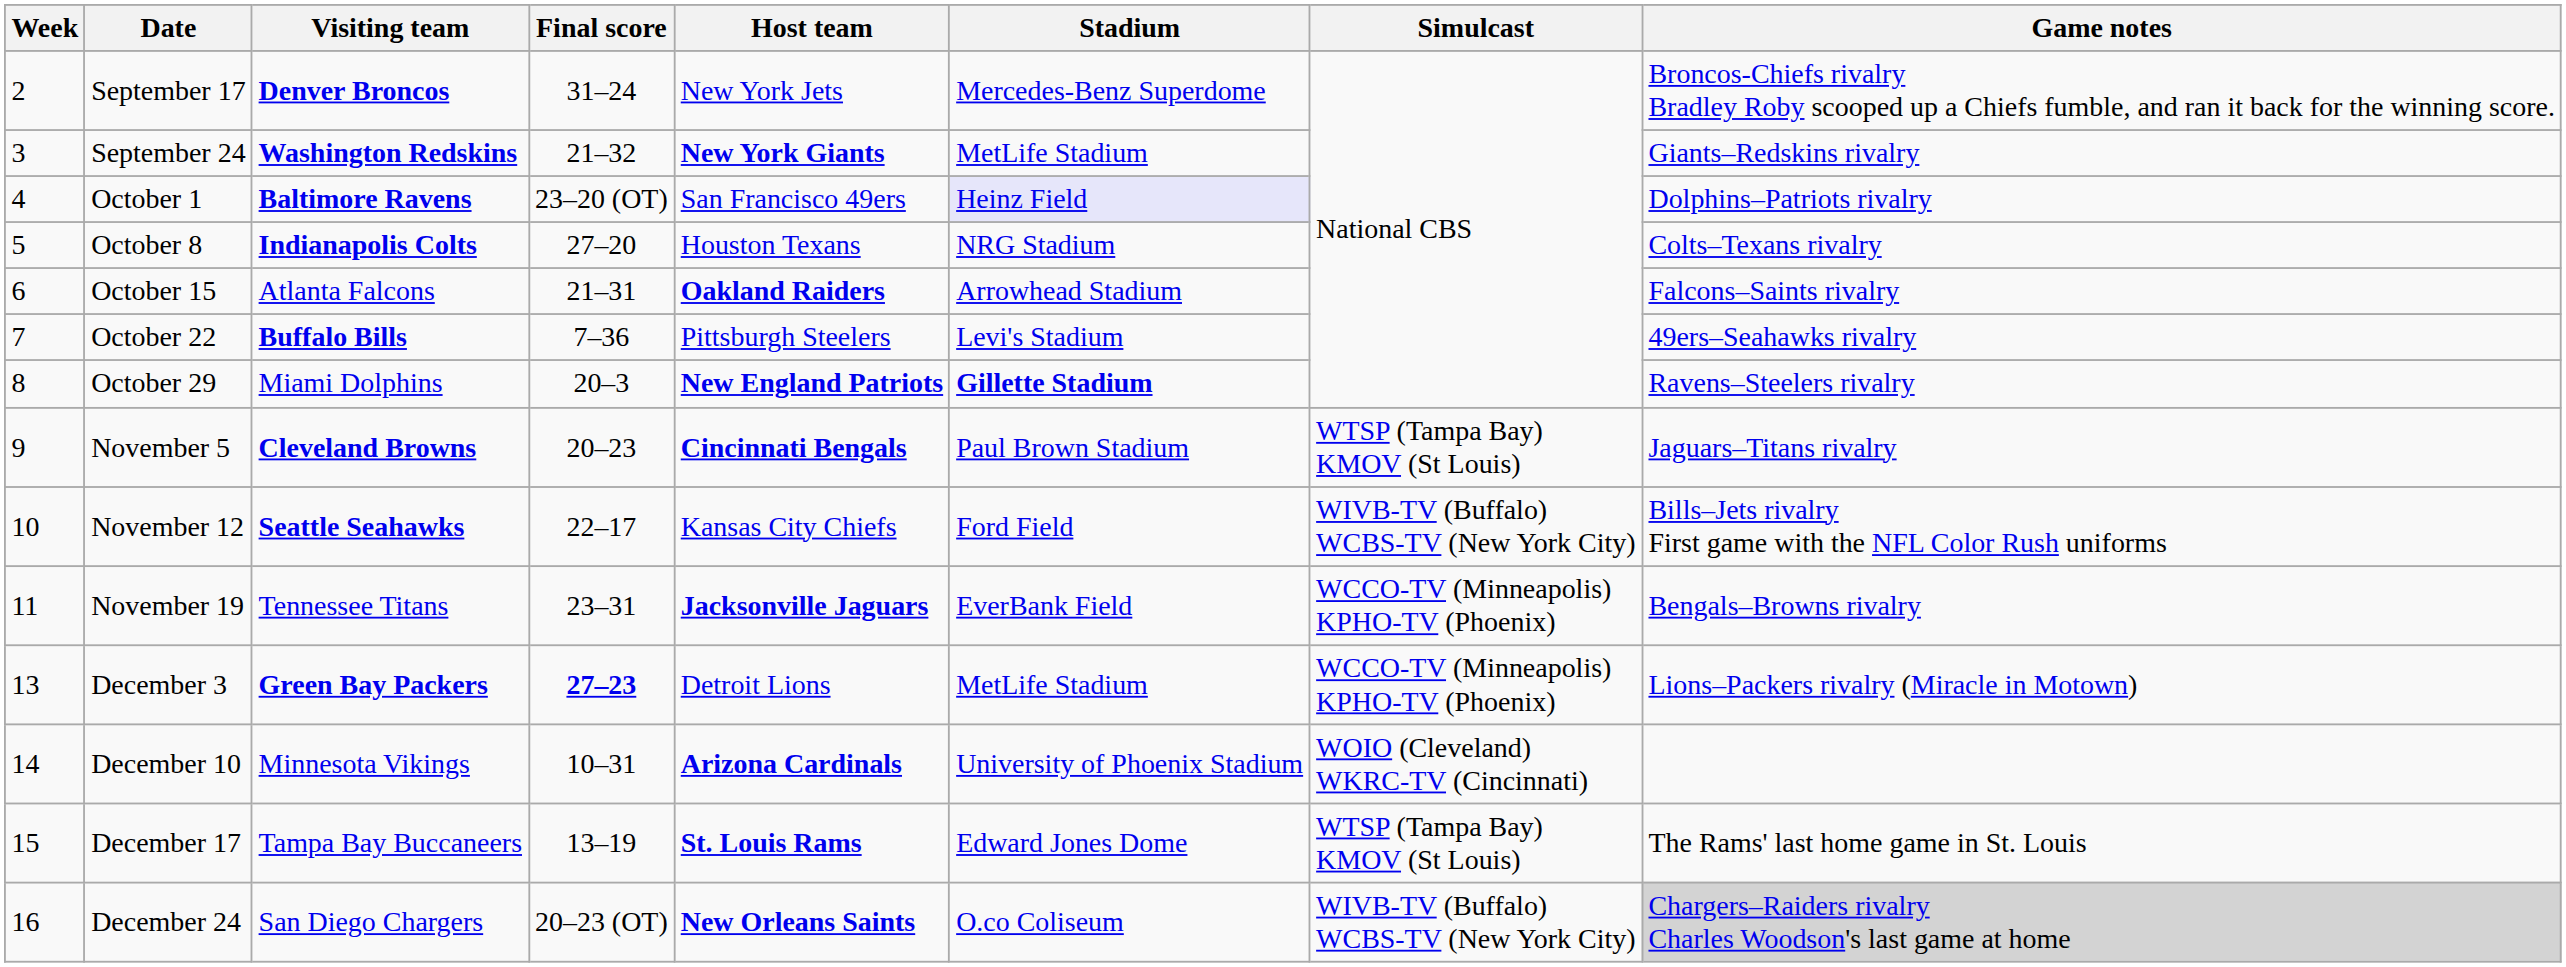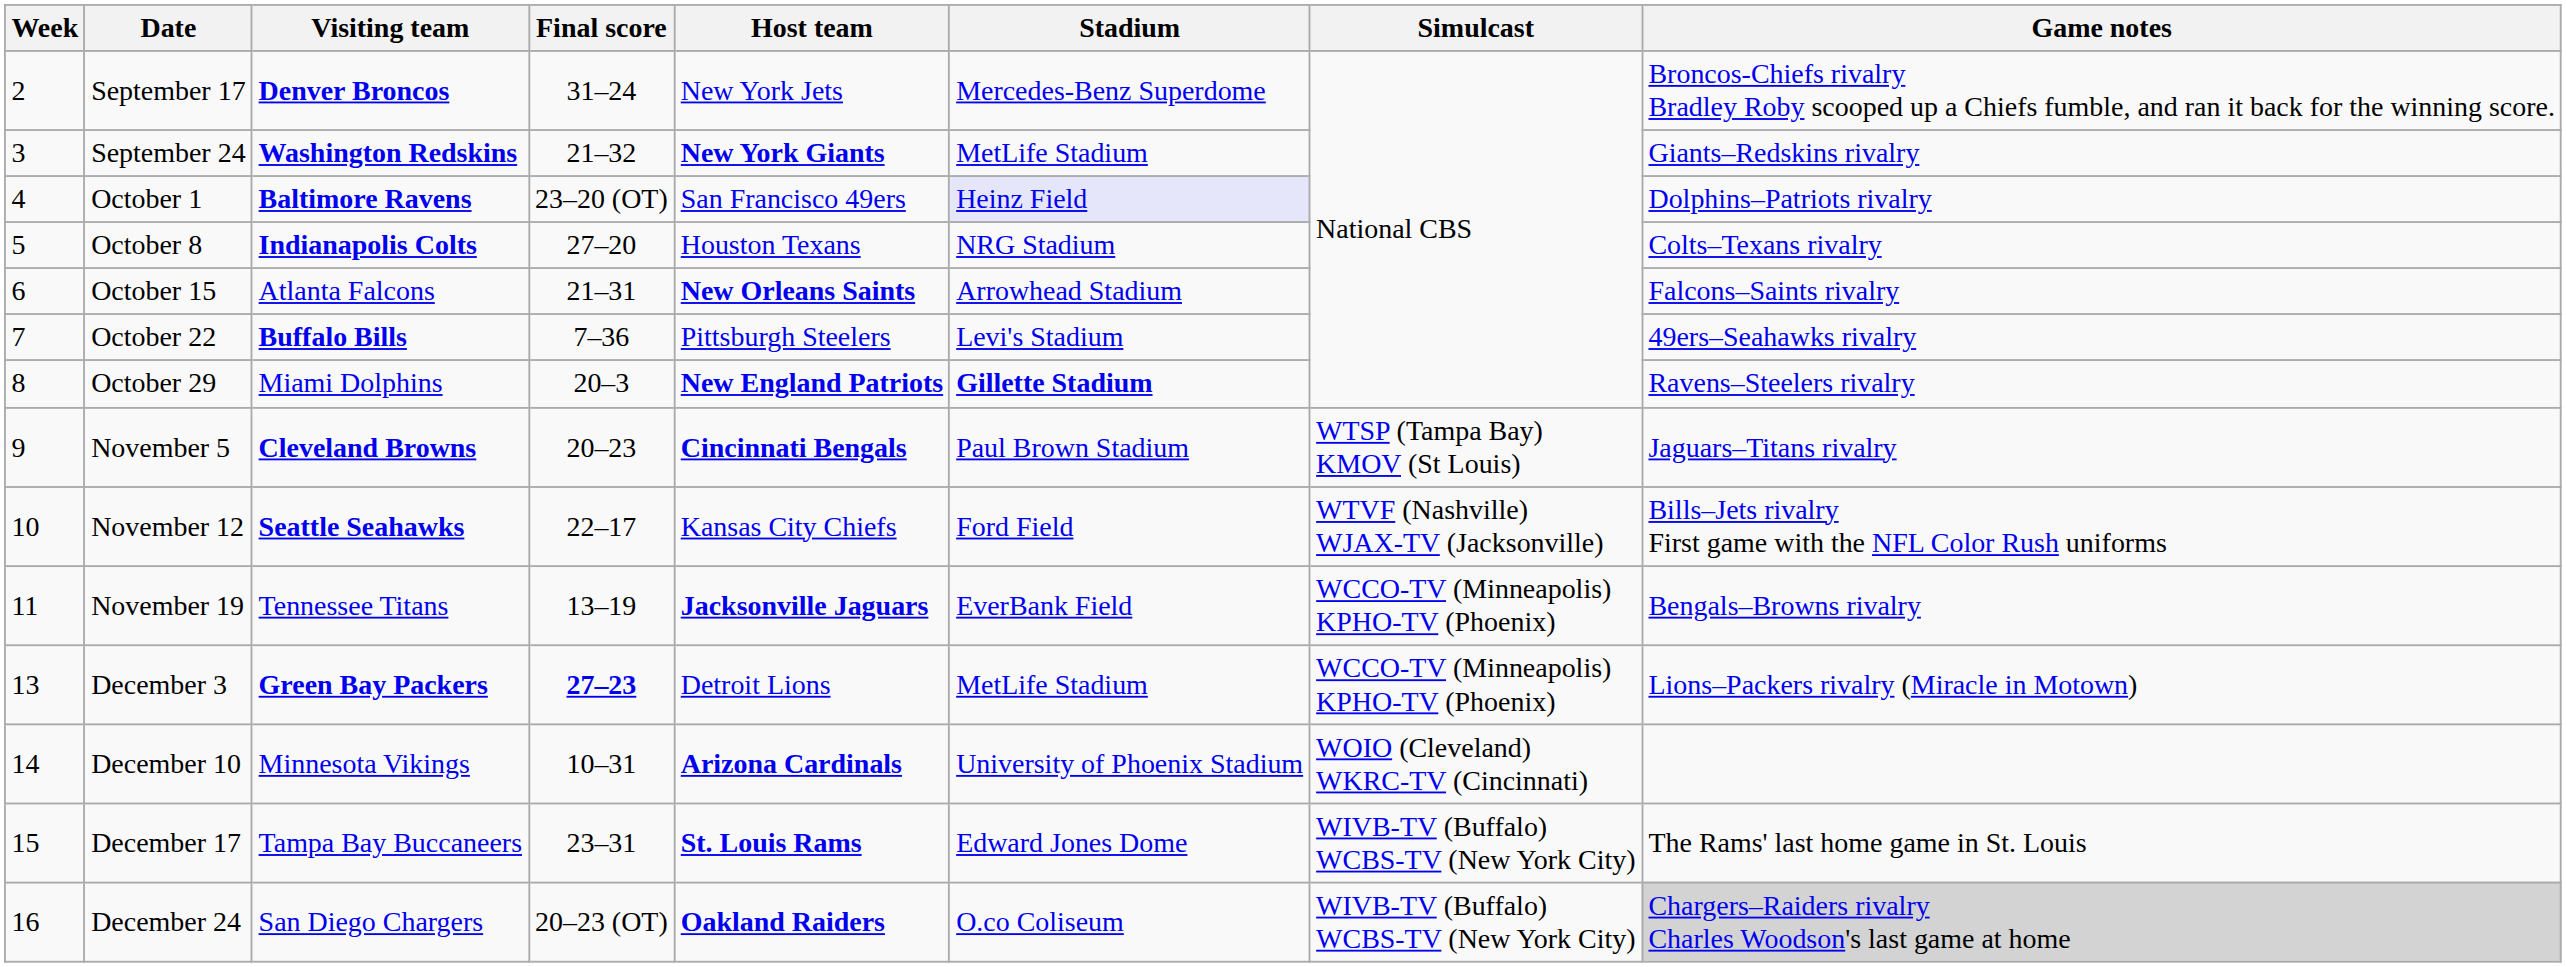(783, 291) Oakland Raiders -> (798, 291) New Orleans Saints
(1476, 525) WIVB-TV (Buffalo) WCBS-TV (New York City) -> (1460, 525) WTVF (Nashville) WJAX-TV (Jacksonville)
(601, 604) 23–31 -> (601, 604) 13–19
(601, 842) 13–19 -> (601, 842) 23–31
(1429, 842) WTSP (Tampa Bay) KMOV (St Louis) -> (1476, 842) WIVB-TV (Buffalo) WCBS-TV (New York City)
(798, 921) New Orleans Saints -> (783, 921) Oakland Raiders
